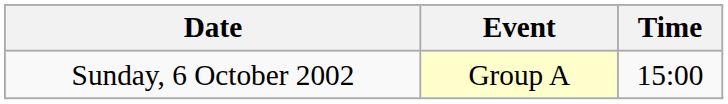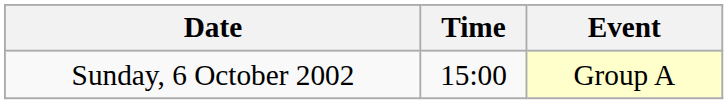columns swapped: (670, 27) <-> (519, 27)
